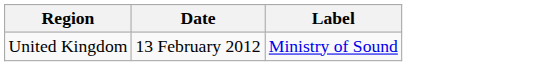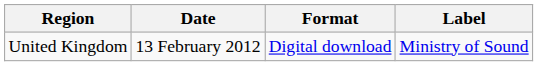+ column: (330, 18)
